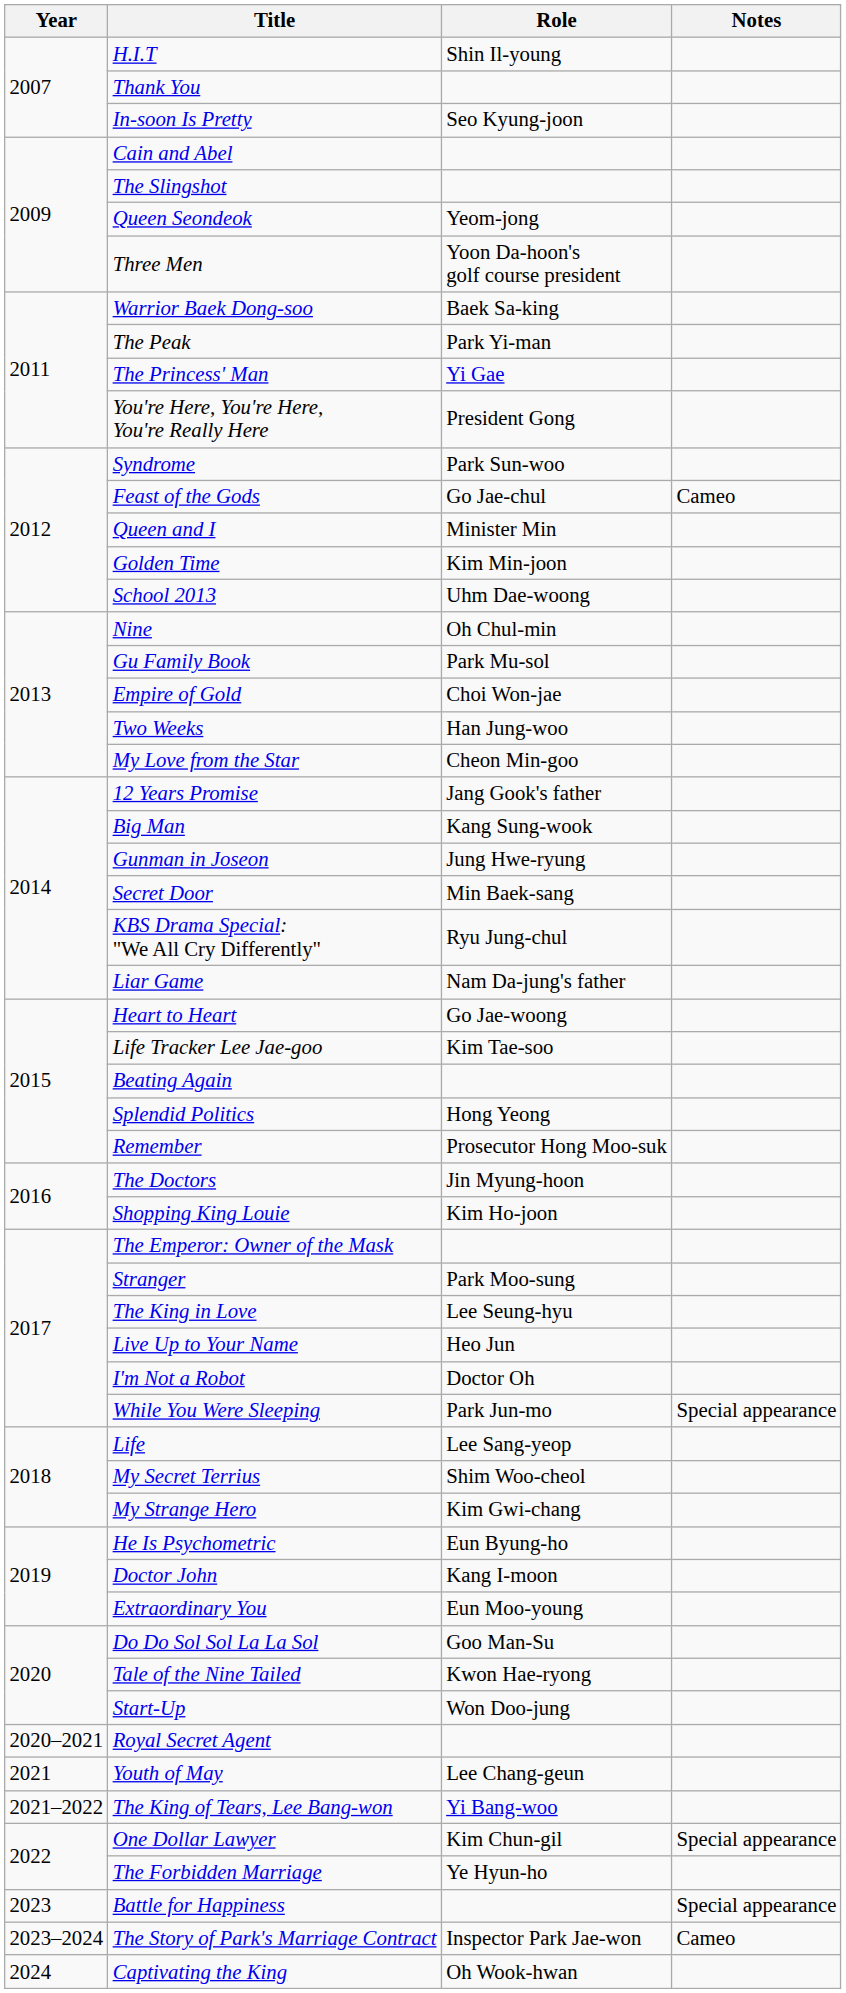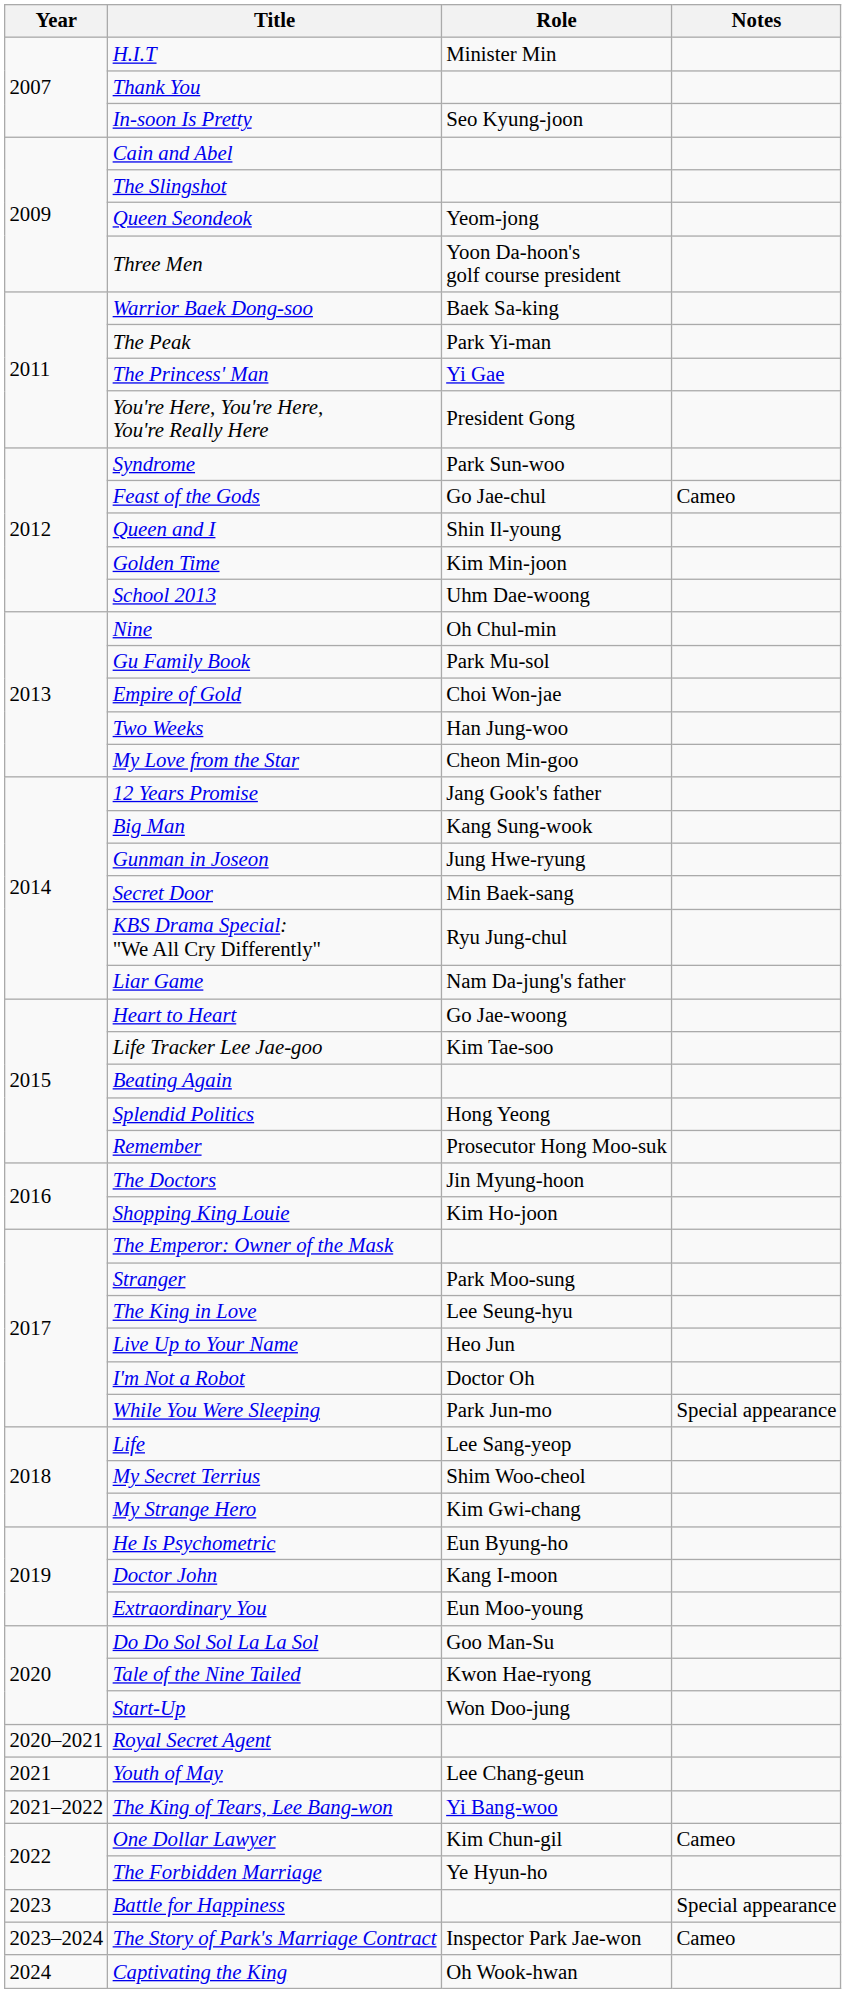(504, 53) Shin Il-young -> (501, 53) Minister Min
(501, 529) Minister Min -> (504, 529) Shin Il-young
(756, 1839) Special appearance -> (706, 1839) Cameo
